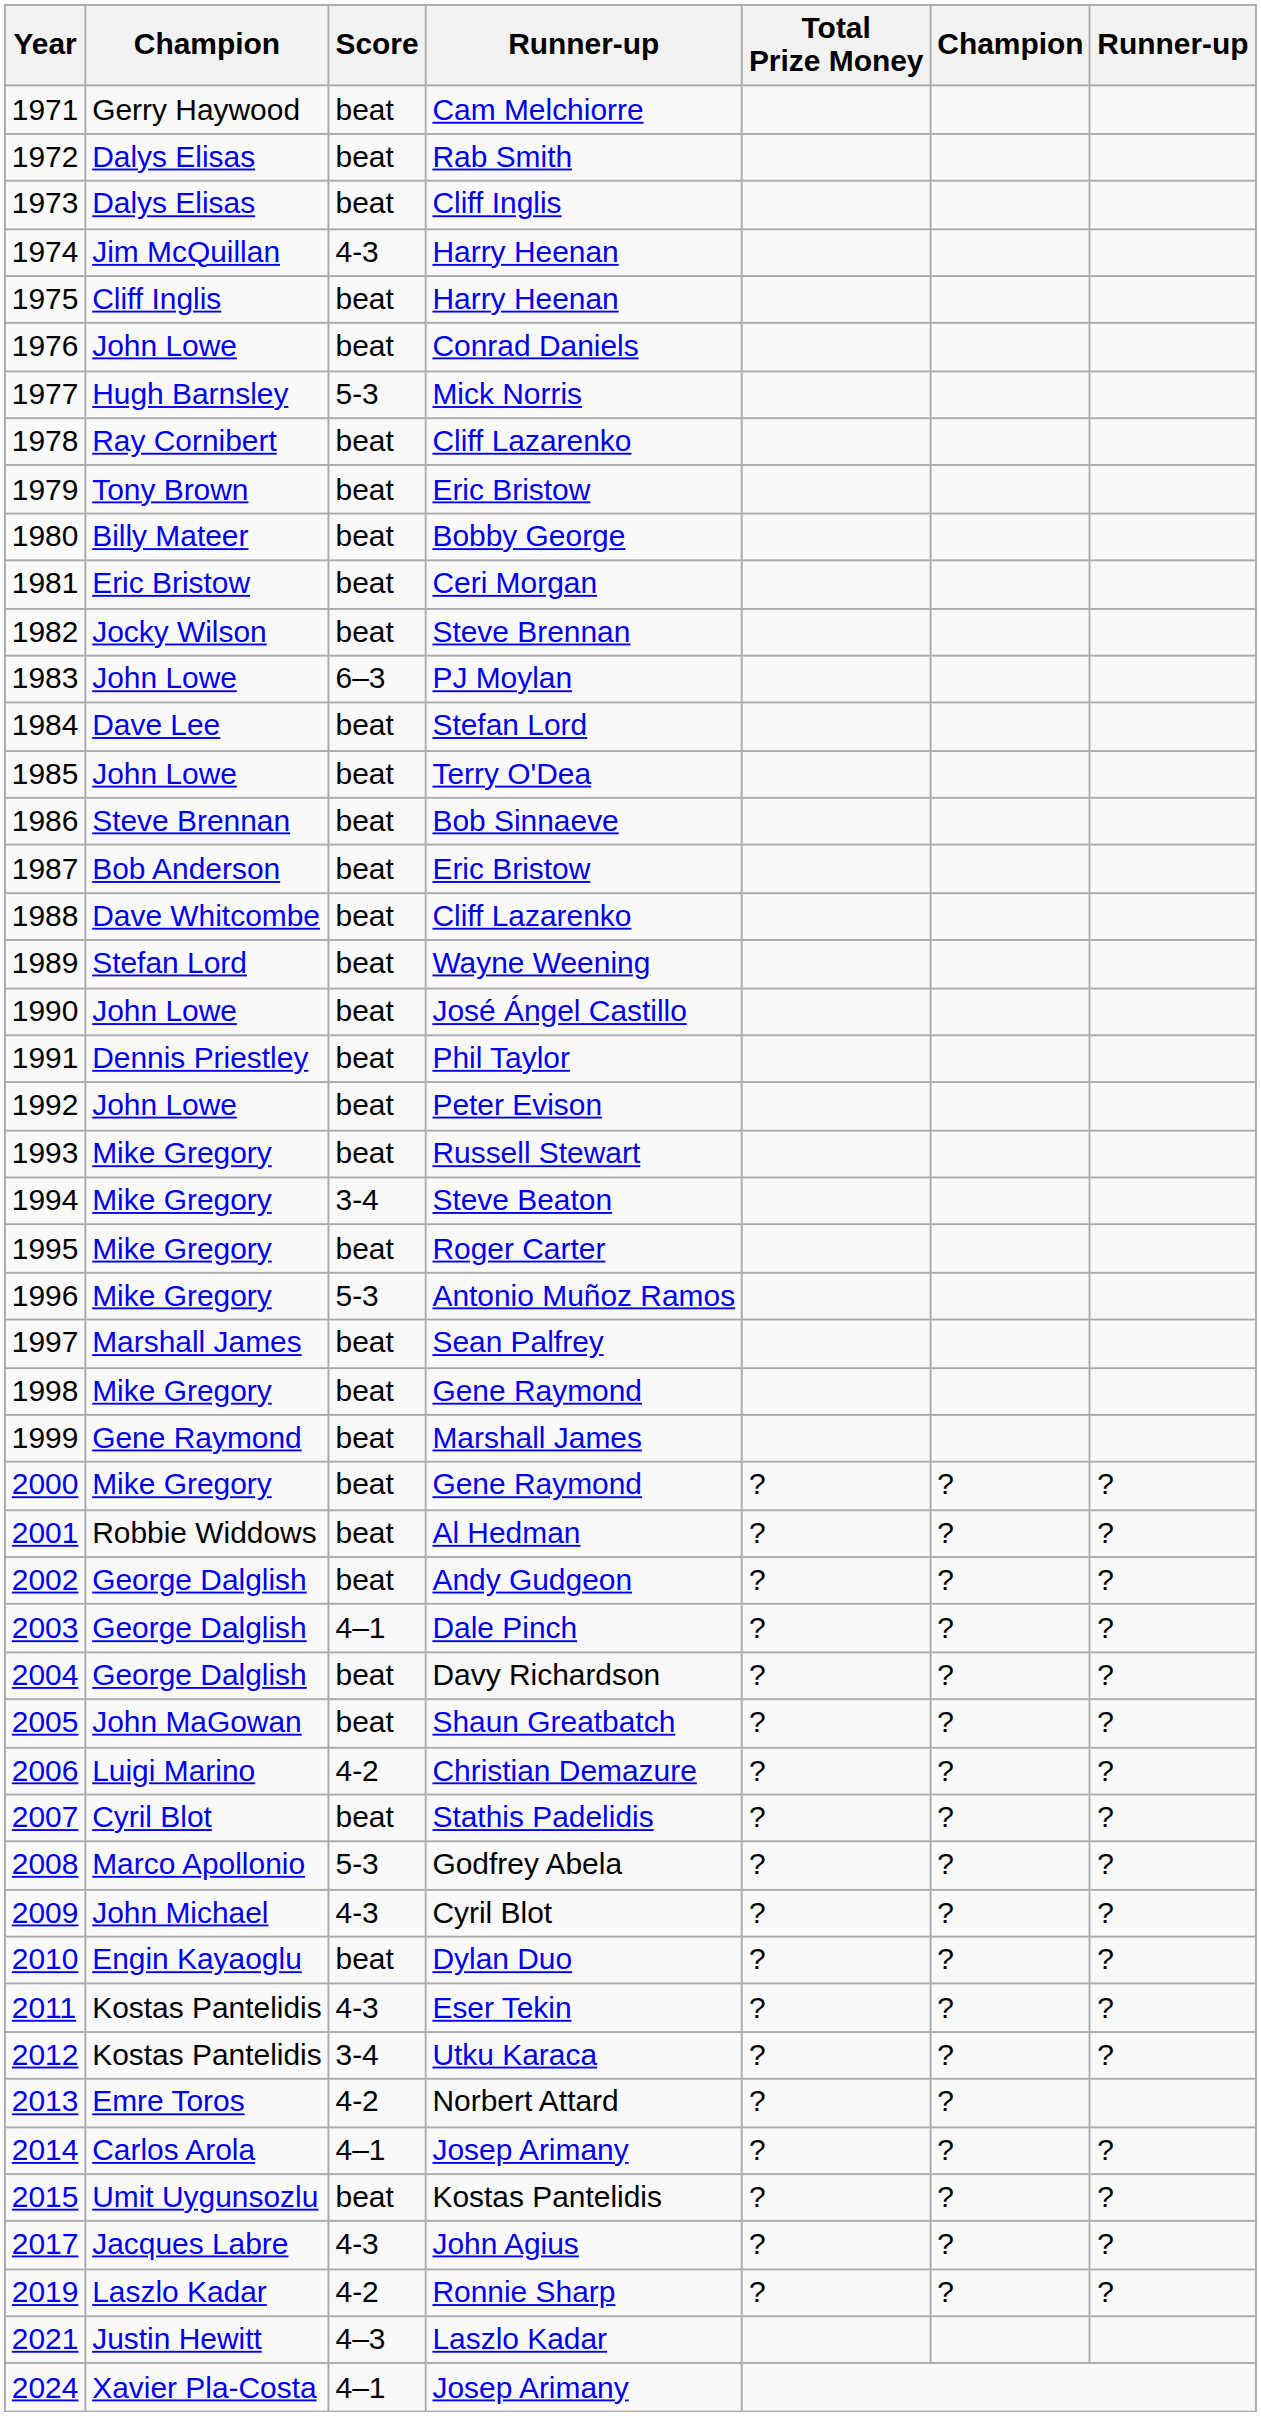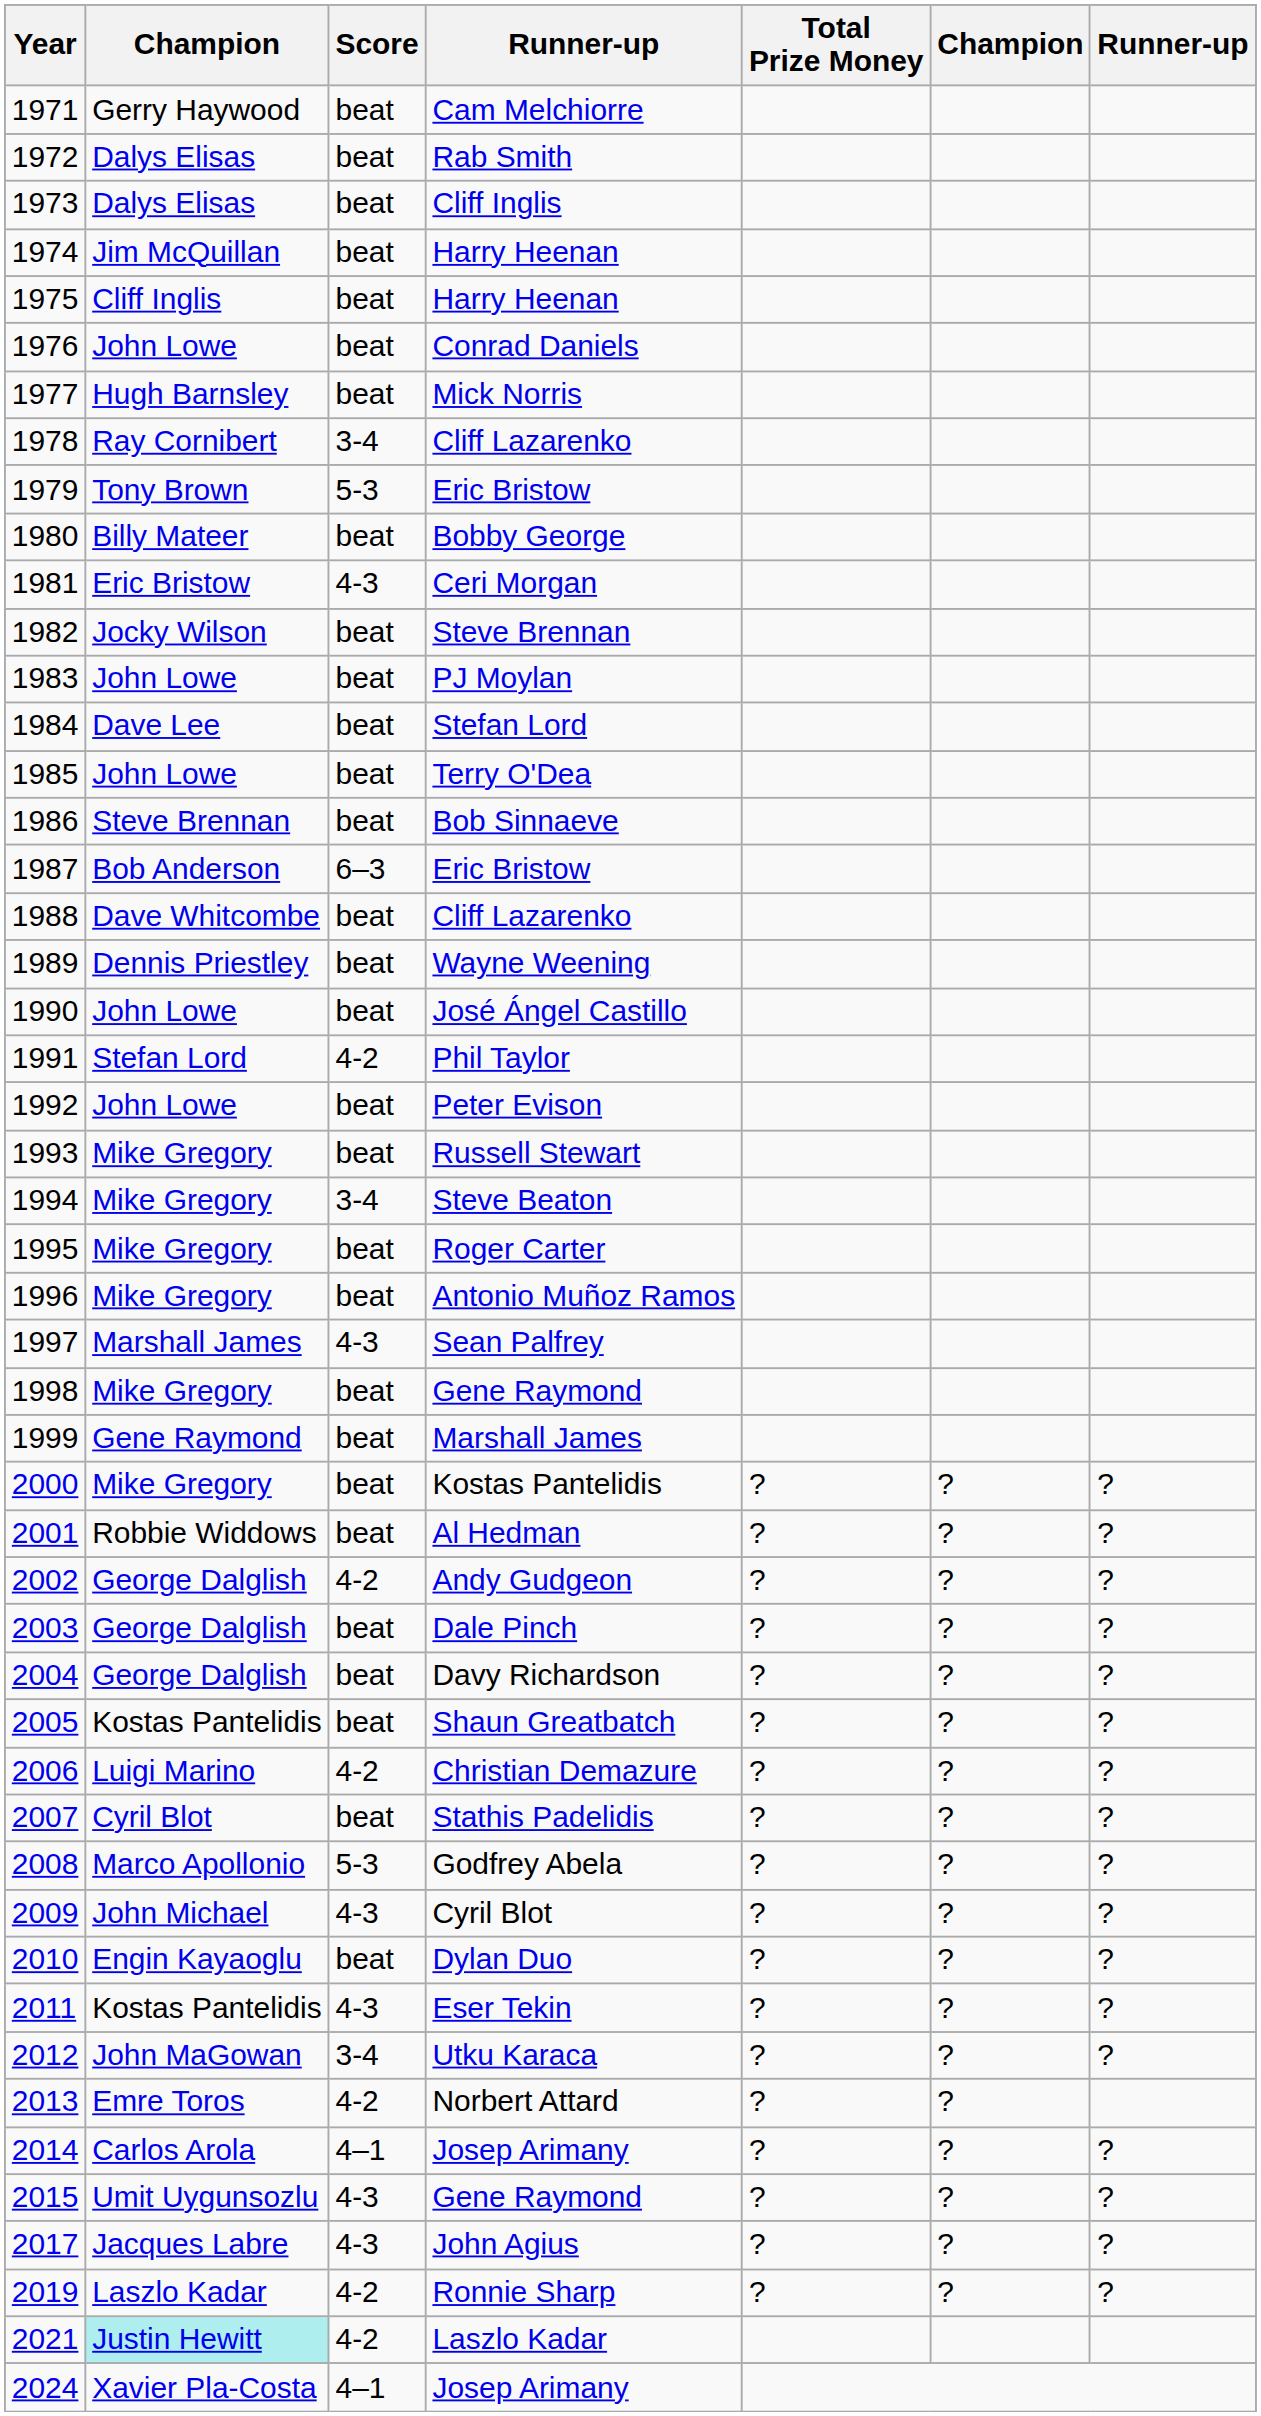(357, 251) 4-3 -> (365, 251) beat
(357, 394) 5-3 -> (365, 394) beat
(365, 441) beat -> (357, 441) 3-4
(365, 488) beat -> (357, 488) 5-3
(365, 583) beat -> (357, 583) 4-3
(360, 678) 6–3 -> (365, 678) beat
(365, 868) beat -> (360, 868) 6–3
(170, 963) Stefan Lord -> (200, 963) Dennis Priestley
(200, 1058) Dennis Priestley -> (170, 1058) Stefan Lord
(365, 1058) beat -> (357, 1058) 4-2
(357, 1295) 5-3 -> (365, 1295) beat
(365, 1343) beat -> (357, 1343) 4-3
(537, 1485) Gene Raymond -> (547, 1485) Kostas Pantelidis
(365, 1580) beat -> (357, 1580) 4-2
(360, 1627) 4–1 -> (365, 1627) beat
(197, 1722) John MaGowan -> (207, 1722) Kostas Pantelidis
(207, 2054) Kostas Pantelidis -> (197, 2054) John MaGowan
(365, 2197) beat -> (357, 2197) 4-3
(547, 2197) Kostas Pantelidis -> (537, 2197) Gene Raymond
(177, 2339) no background -> (177, 2339) paleturquoise background
(360, 2339) 4–3 -> (357, 2339) 4-2
